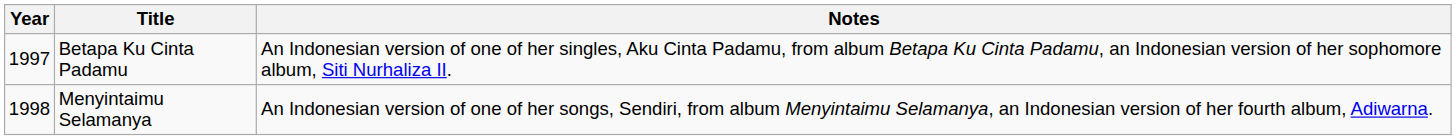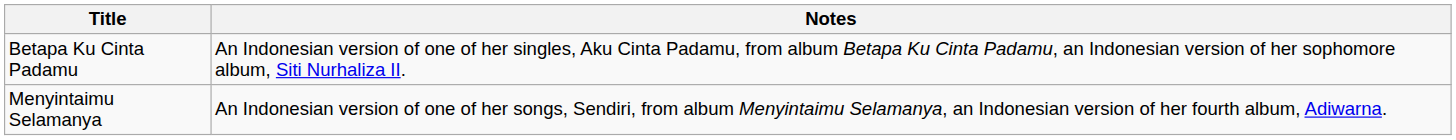- column: (30, 19)
